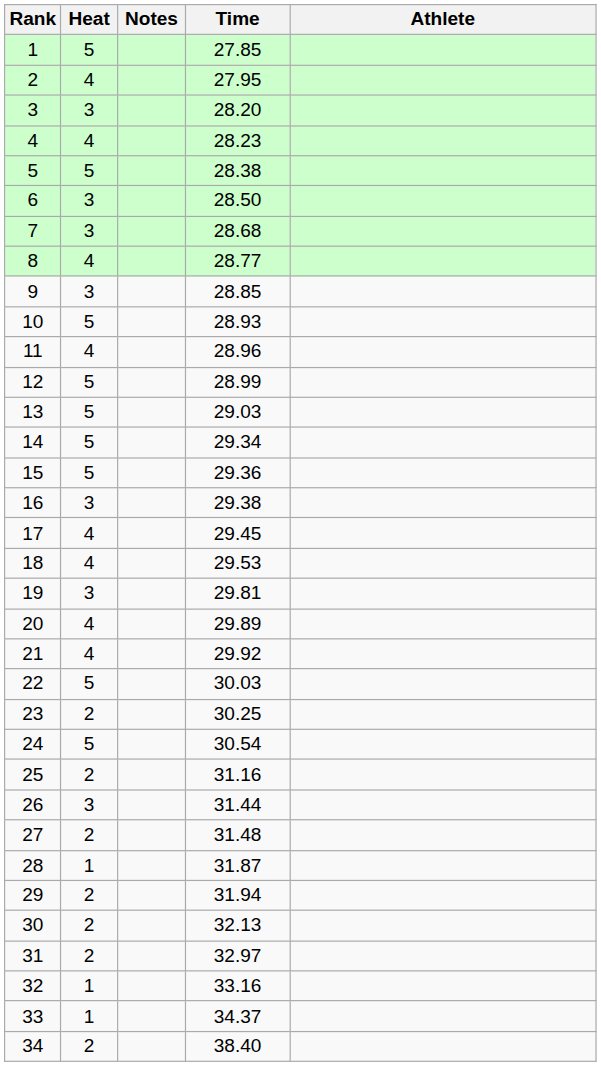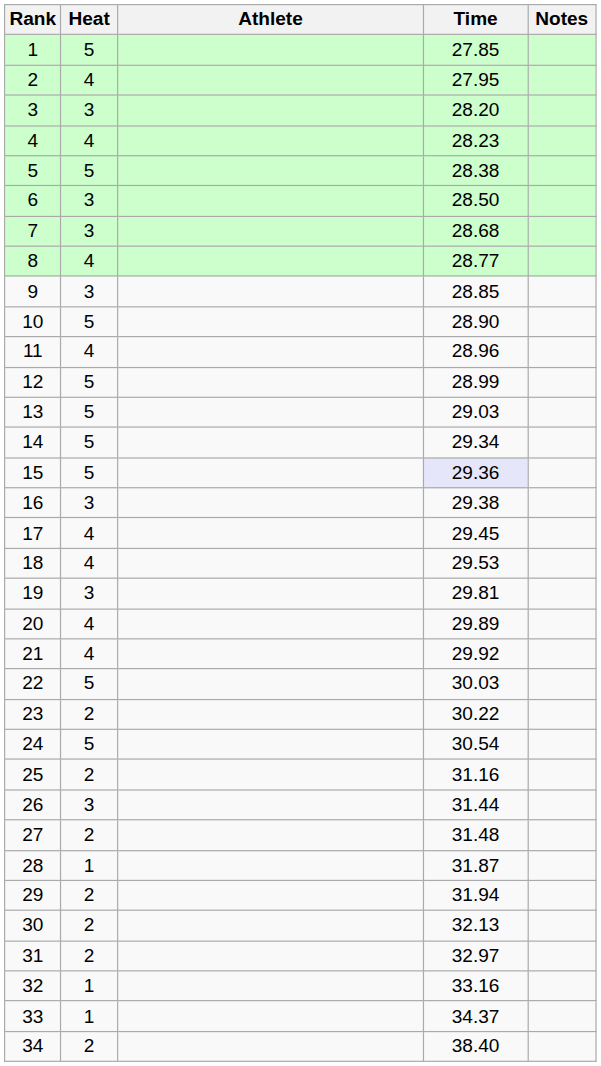columns swapped: (443, 19) <-> (151, 19)
(238, 321) 28.93 -> (476, 321) 28.90
(238, 472) no background -> (476, 472) lavender background
(238, 714) 30.25 -> (476, 714) 30.22
